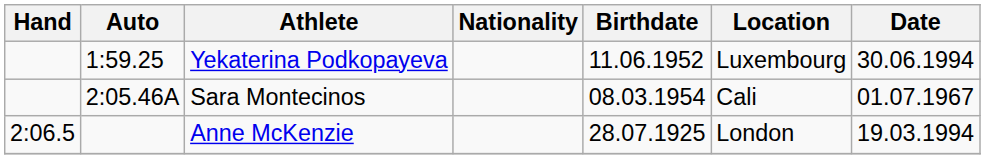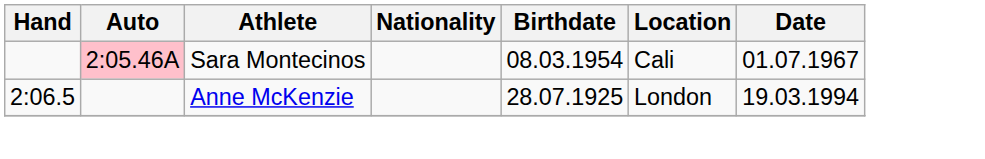- row: (319, 60)
(133, 97) no background -> (133, 60) pink background
